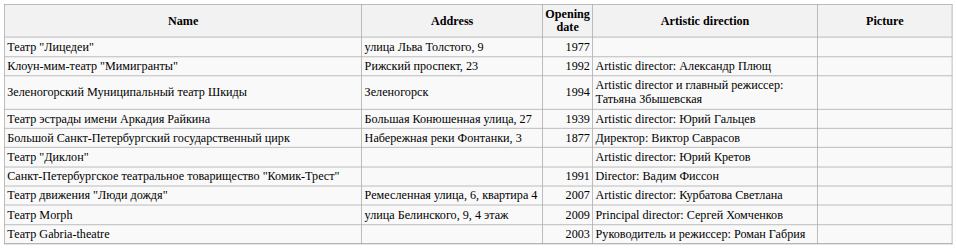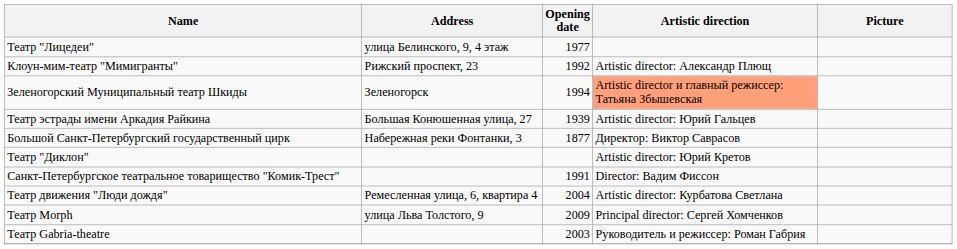(424, 47) улица Льва Толстого, 9 -> (437, 47) улица Белинского, 9, 4 этаж
(689, 92) no background -> (689, 92) lightsalmon background
(578, 195) 2007 -> (578, 195) 2004
(437, 215) улица Белинского, 9, 4 этаж -> (424, 215) улица Льва Толстого, 9
